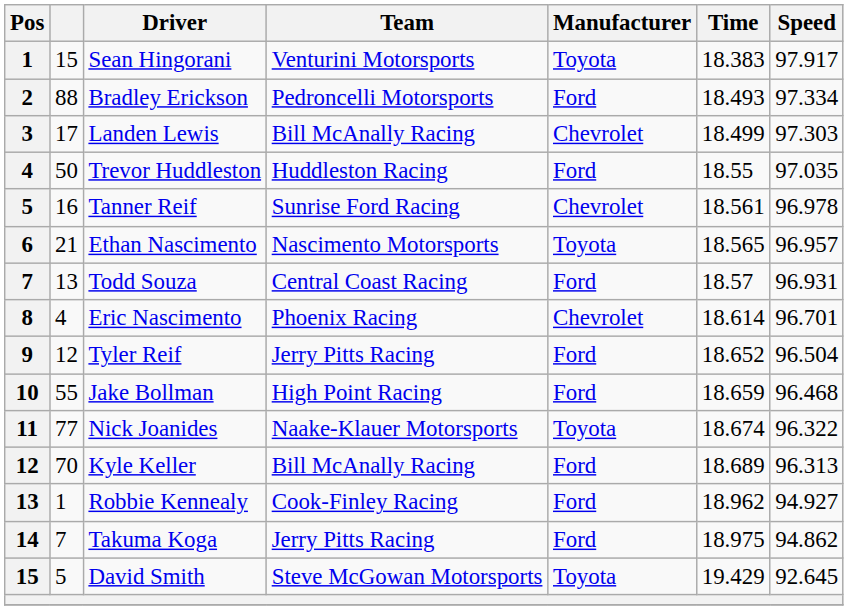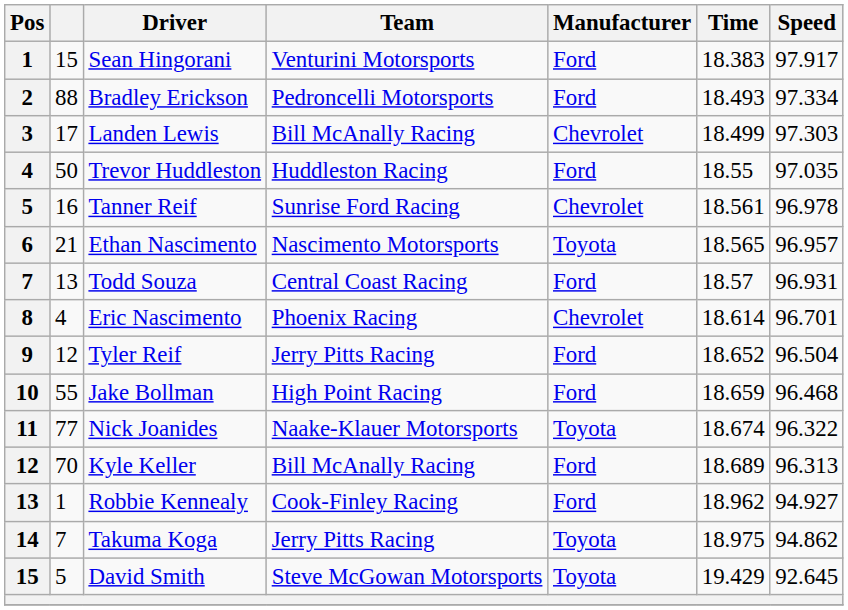(585, 59) Toyota -> (575, 59) Ford
(575, 538) Ford -> (585, 538) Toyota
